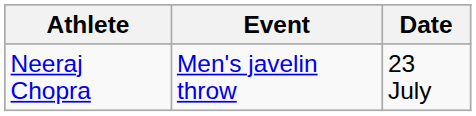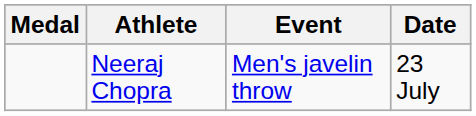+ column: (45, 25)
